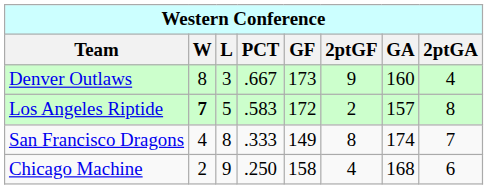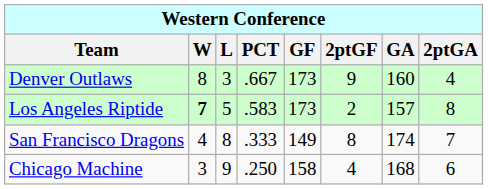(302, 109) 172 -> (302, 109) 173
(202, 169) 2 -> (202, 169) 3
